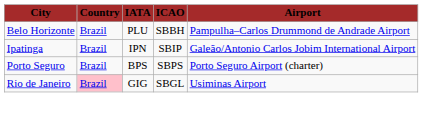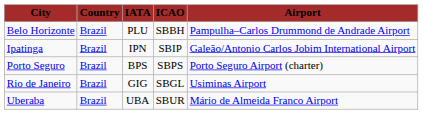(93, 83) pink background -> (93, 83) no background
+ row: (26, 100)
